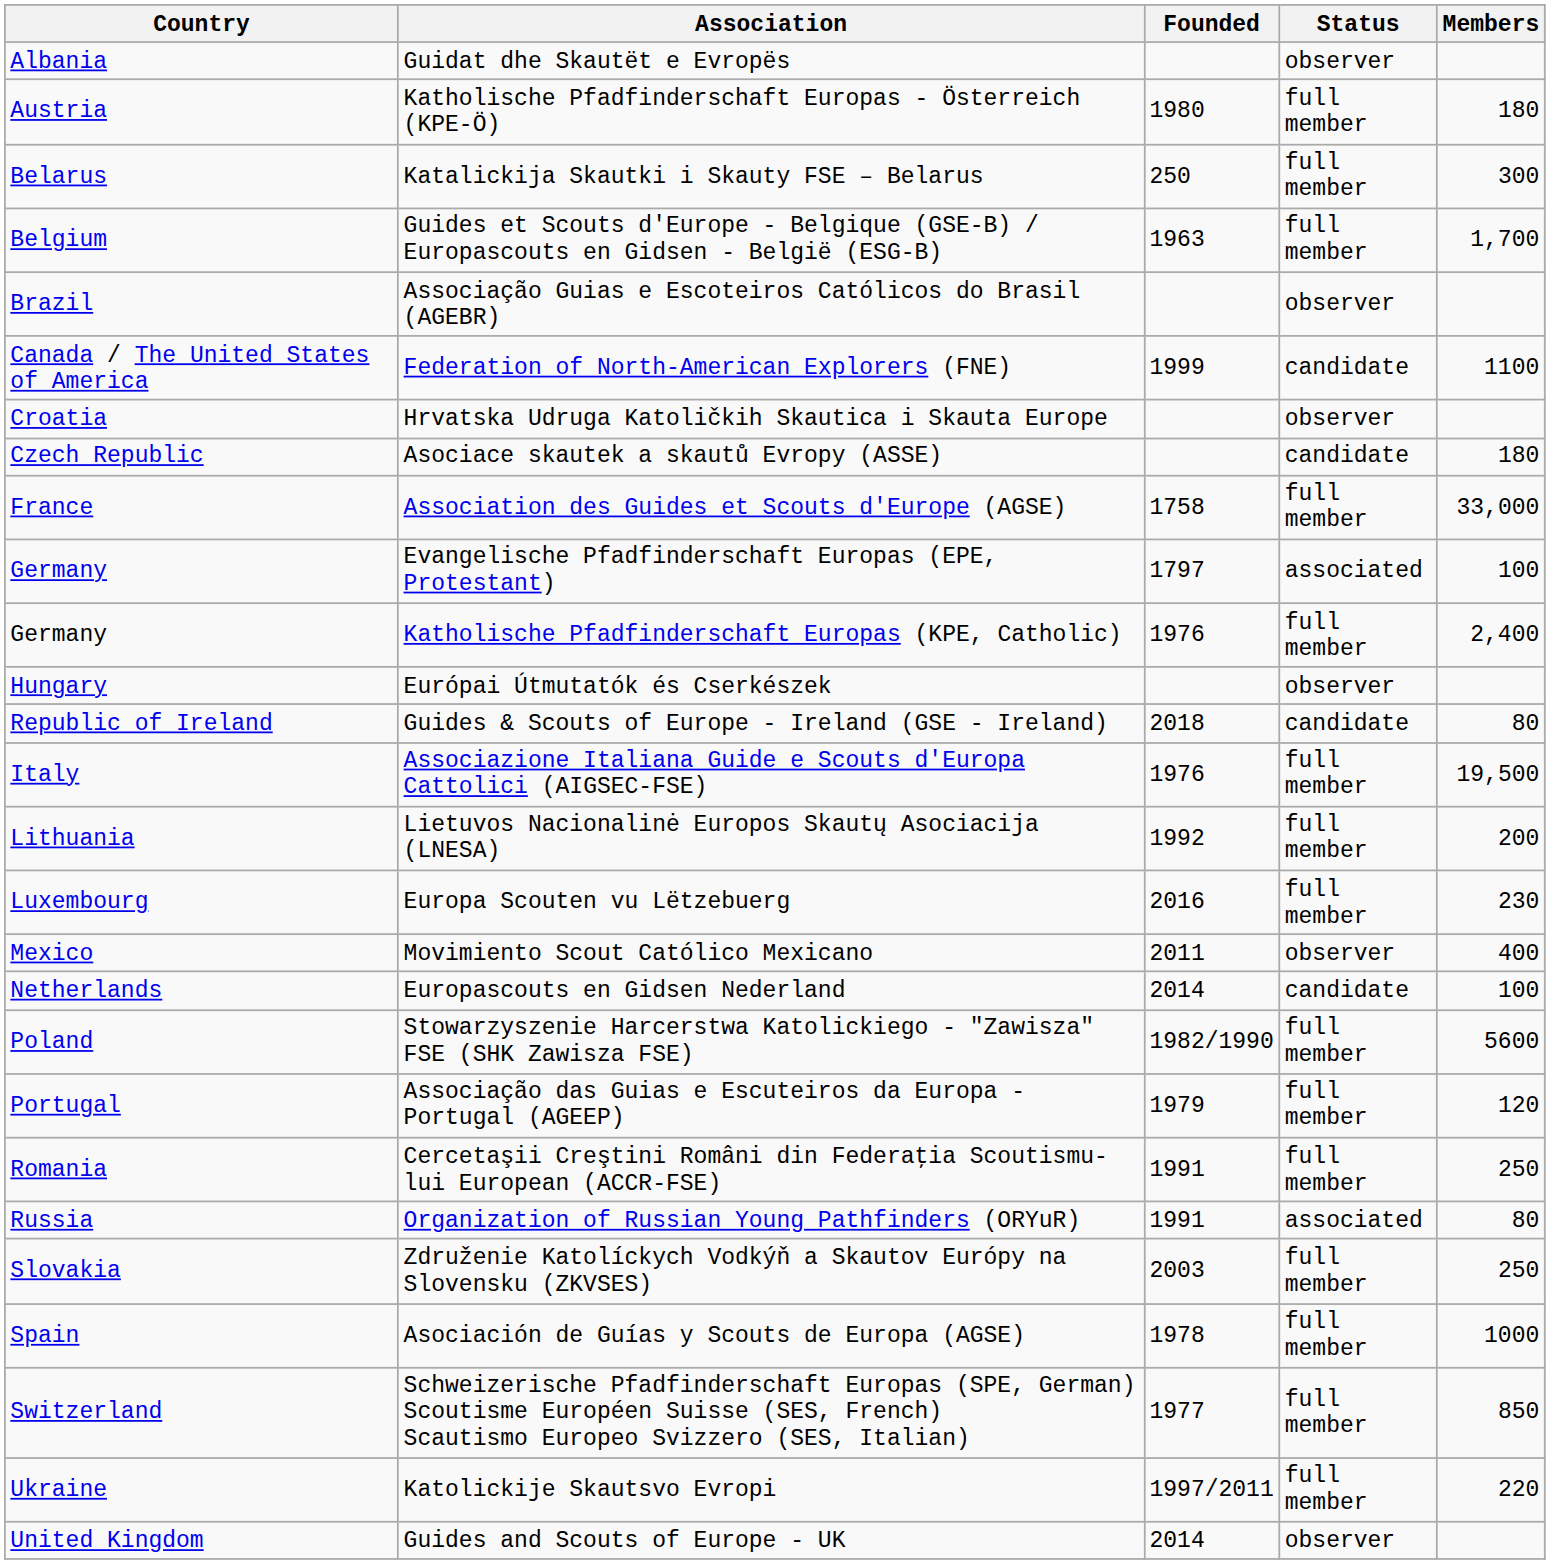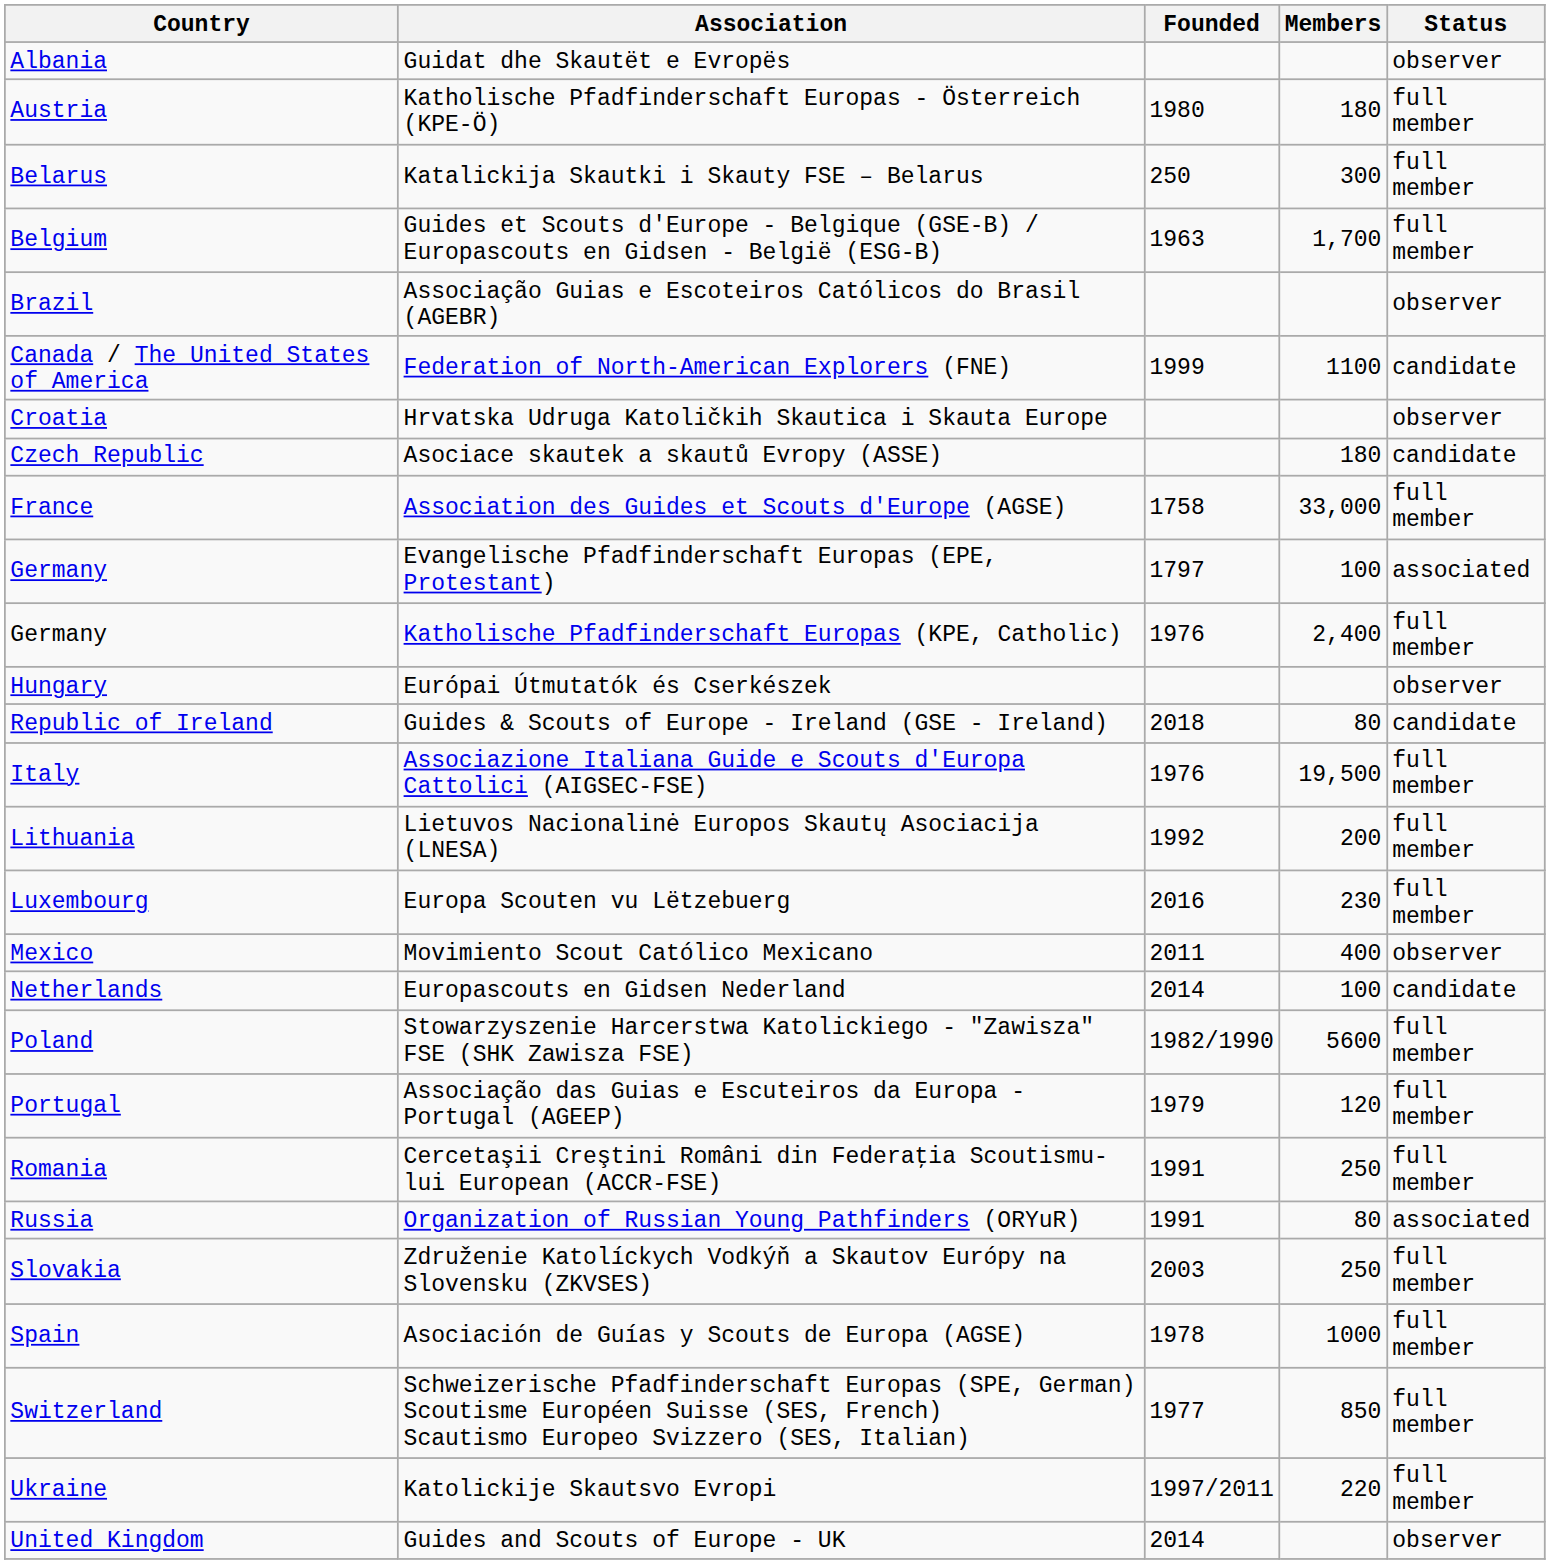columns swapped: (1491, 24) <-> (1358, 24)
